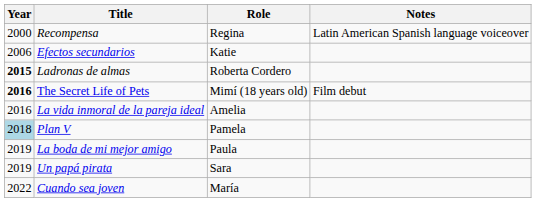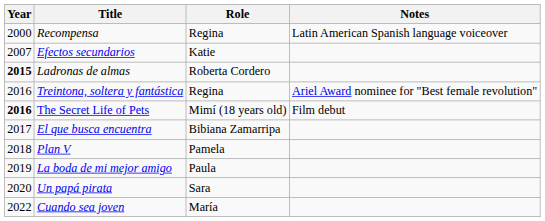(19, 52) 2006 -> (19, 52) 2007
+ row: (110, 91)
- row: (121, 110)
+ row: (94, 129)
(19, 129) lightblue background -> (19, 149) no background
(19, 168) 2019 -> (19, 187) 2020
